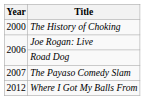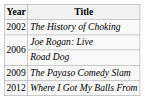(16, 27) 2000 -> (16, 27) 2002
(16, 73) 2007 -> (16, 73) 2009
